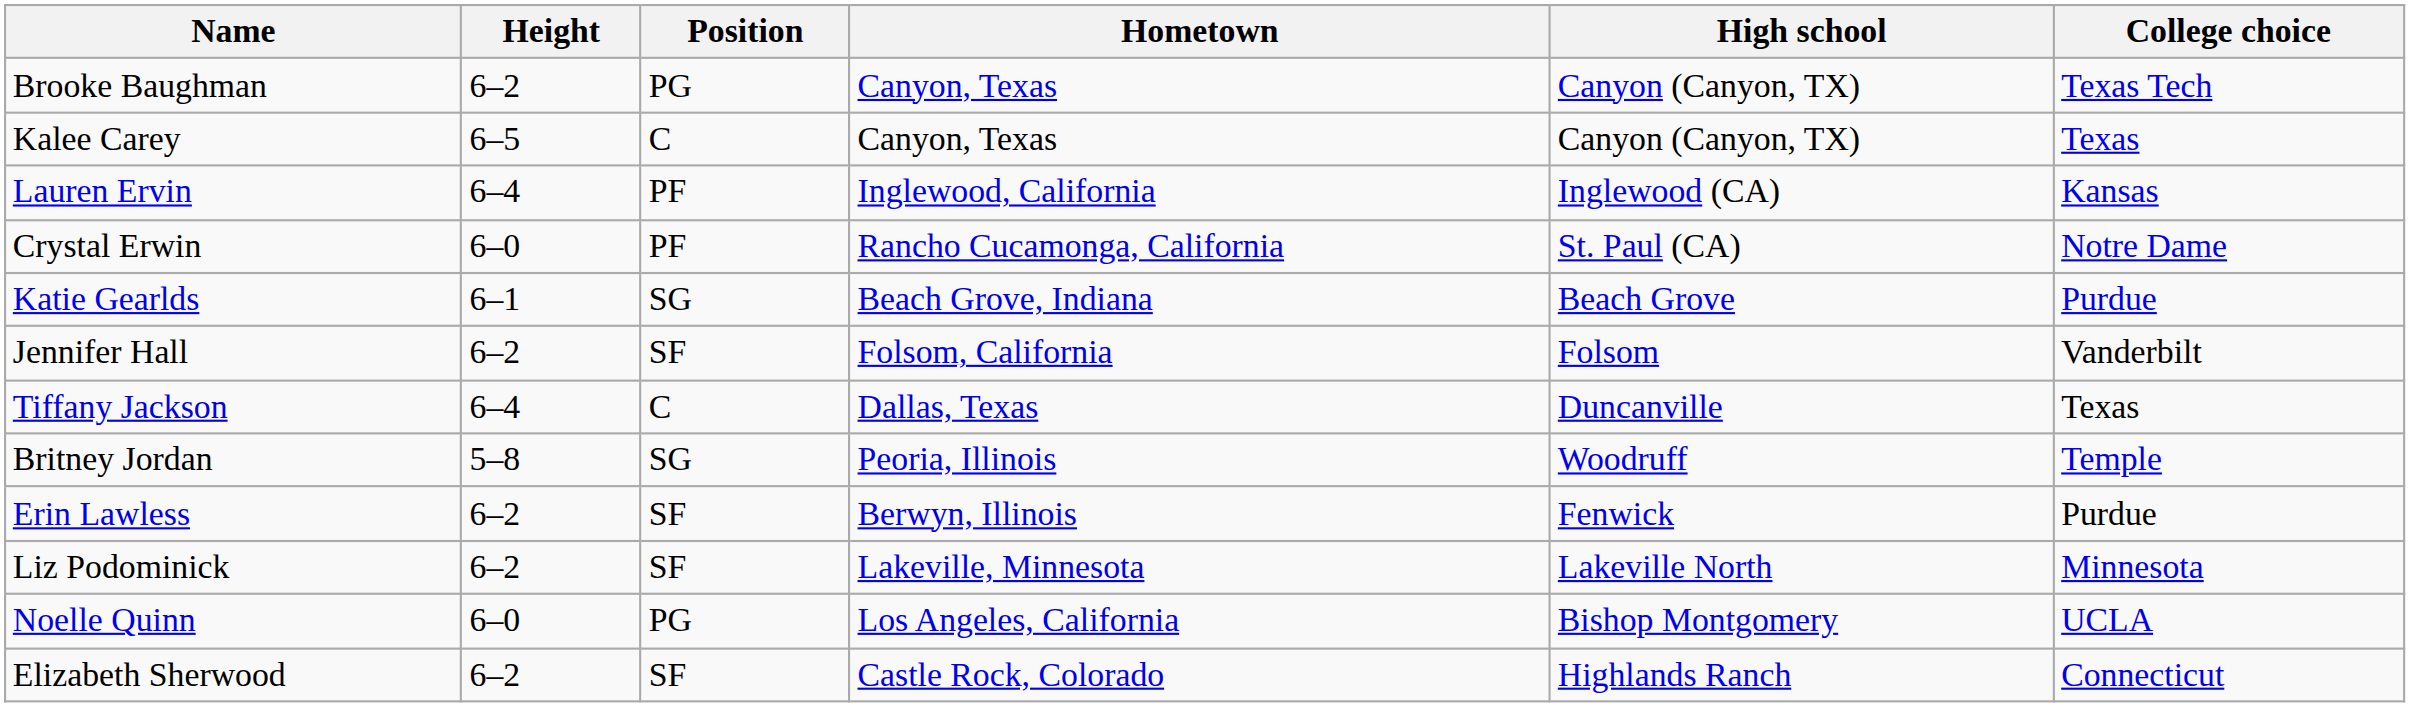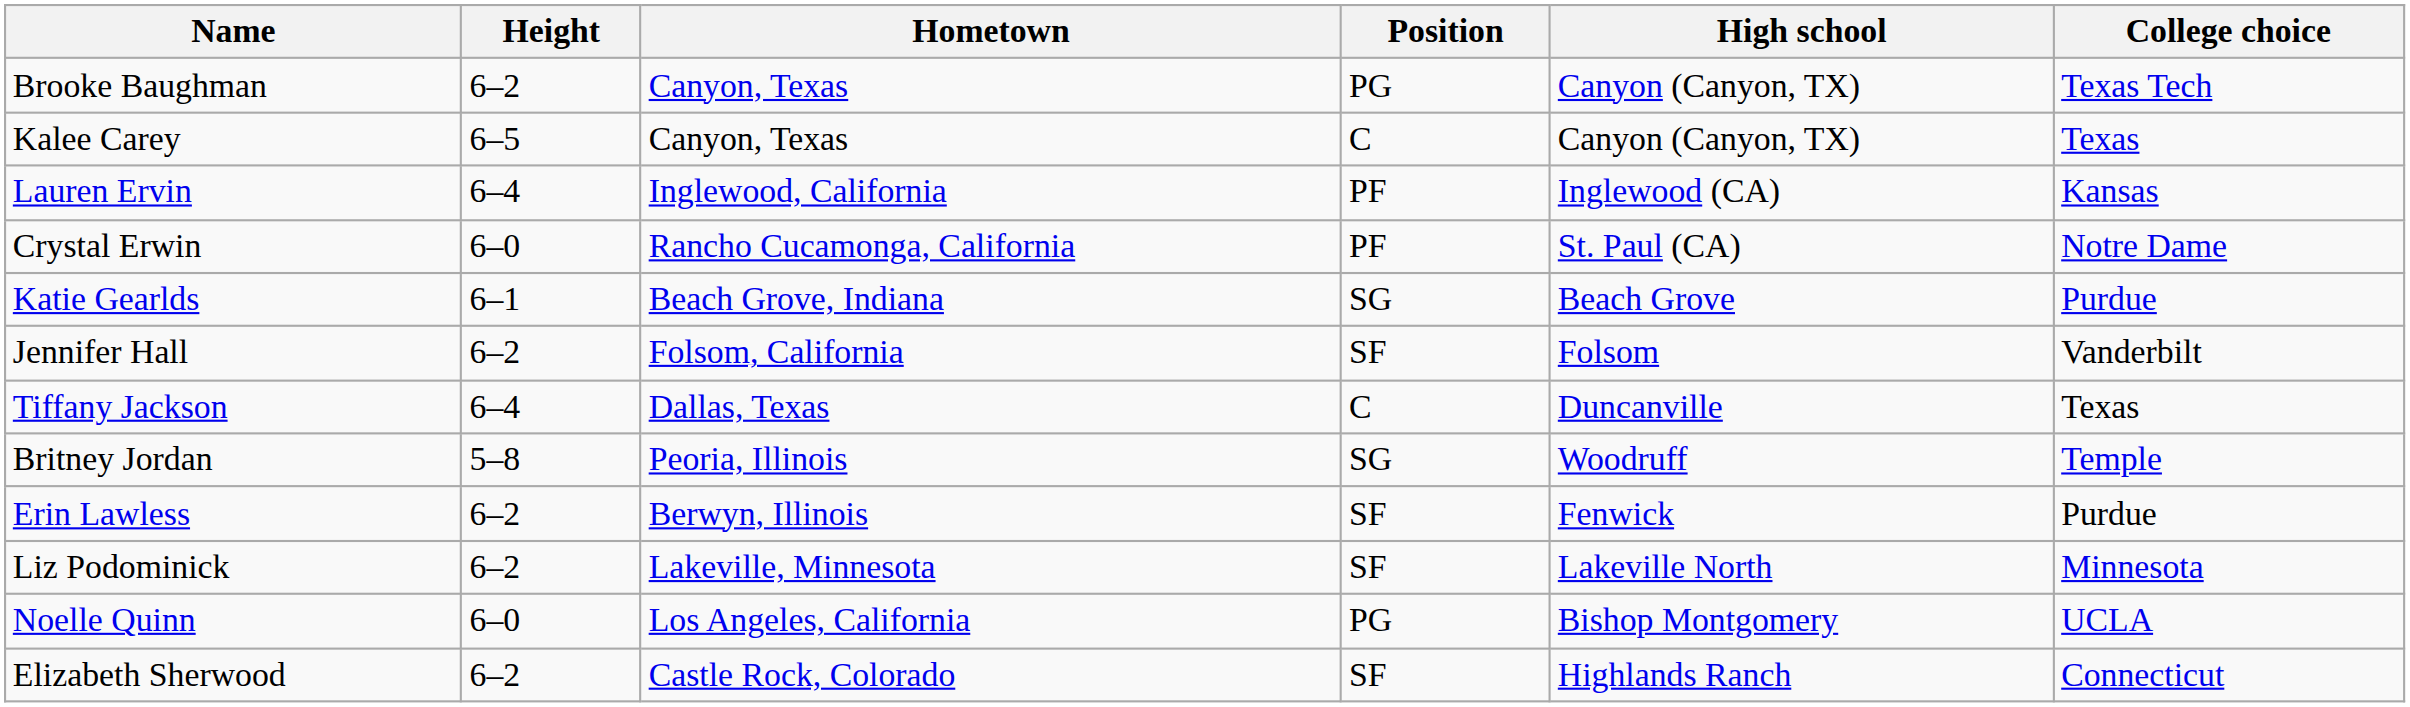columns swapped: (745, 31) <-> (1200, 31)
